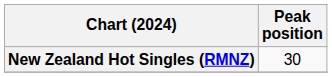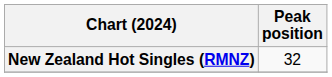(292, 59) 30 -> (292, 59) 32
